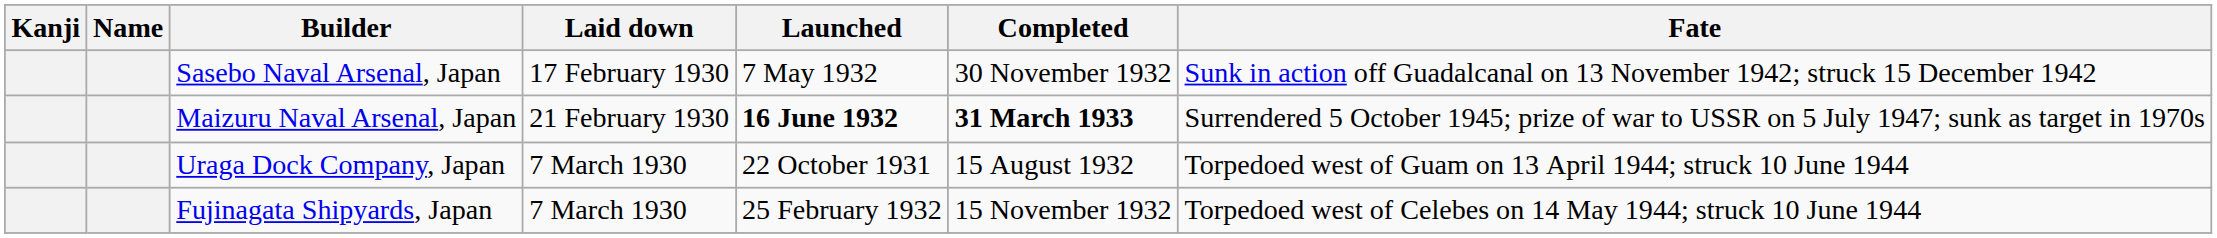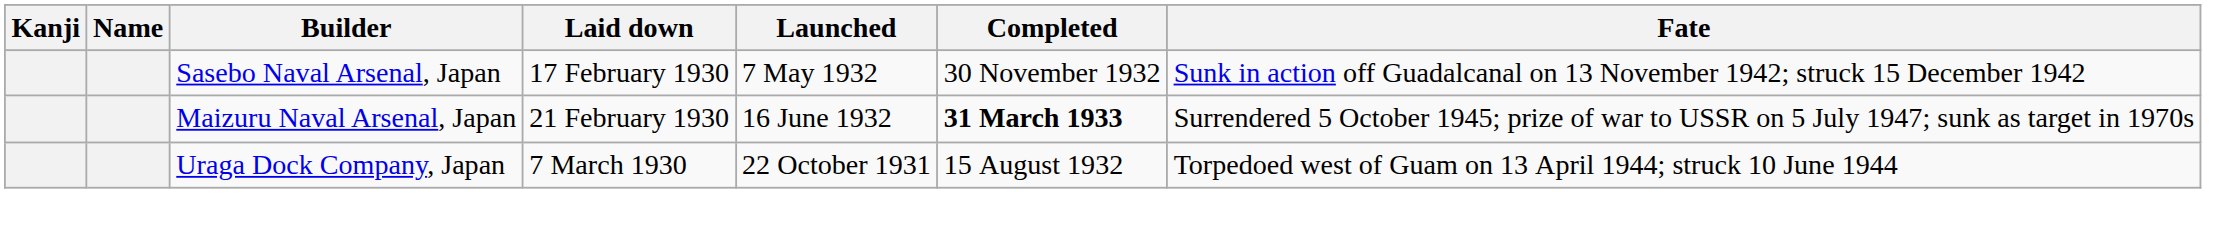(820, 117) bold -> (817, 117) normal
- row: (334, 209)
